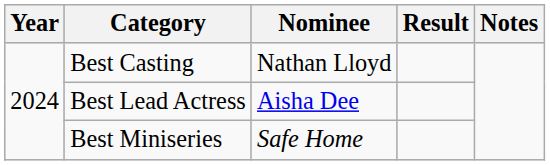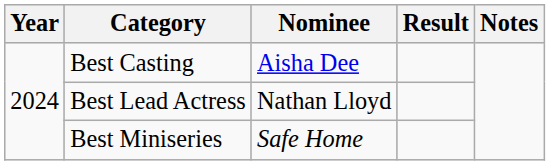(324, 62) Nathan Lloyd -> (308, 62) Aisha Dee
(308, 100) Aisha Dee -> (324, 100) Nathan Lloyd
